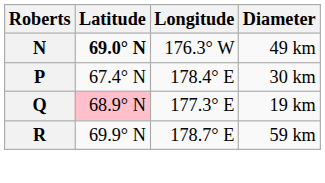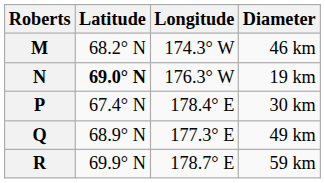+ row: (40, 47)
(293, 47) 49 km -> (293, 76) 19 km
(117, 105) pink background -> (117, 134) no background
(293, 105) 19 km -> (293, 134) 49 km
